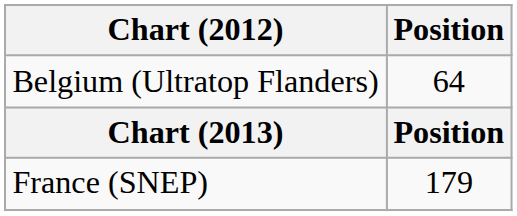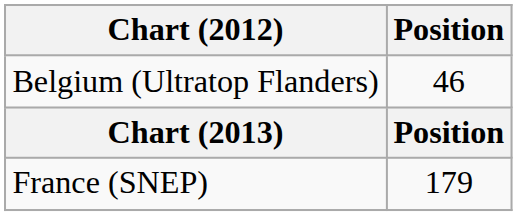(449, 81) 64 -> (449, 81) 46
